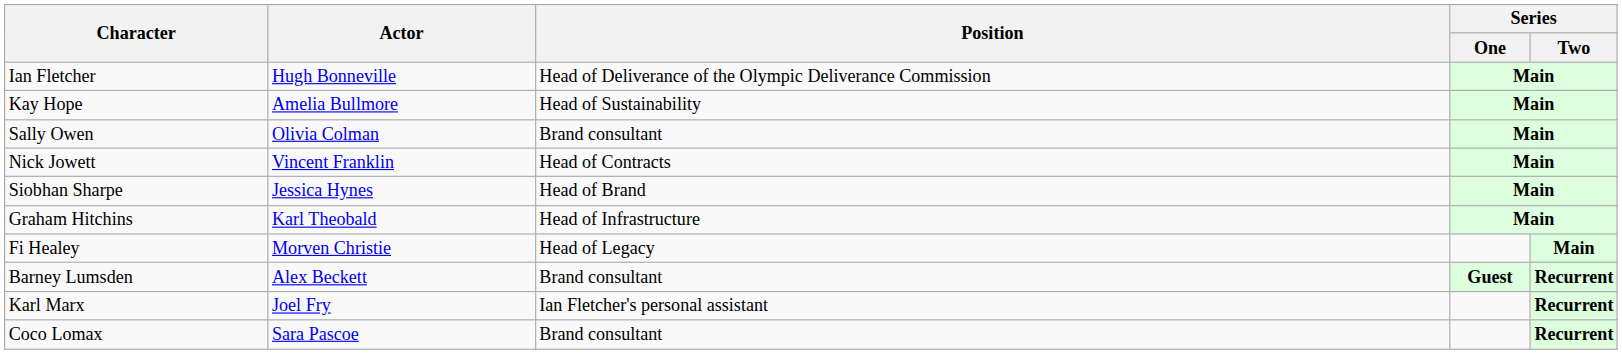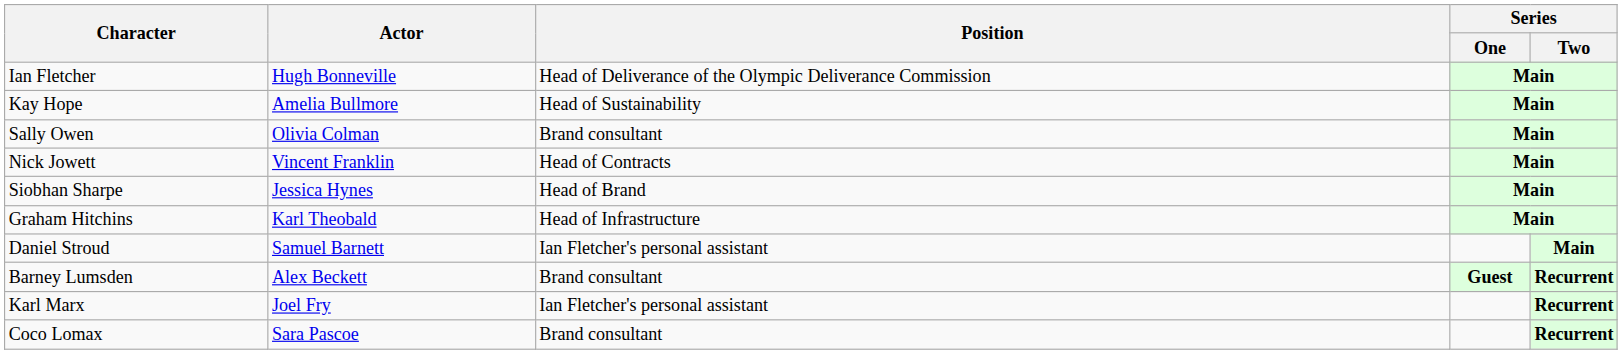- row: (44, 248)
+ row: (59, 248)
